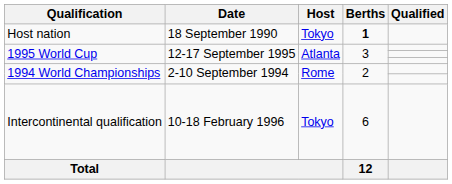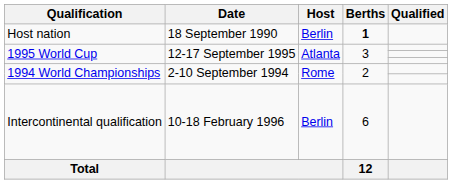(317, 34) Tokyo -> (317, 34) Berlin
(317, 121) Tokyo -> (317, 121) Berlin
